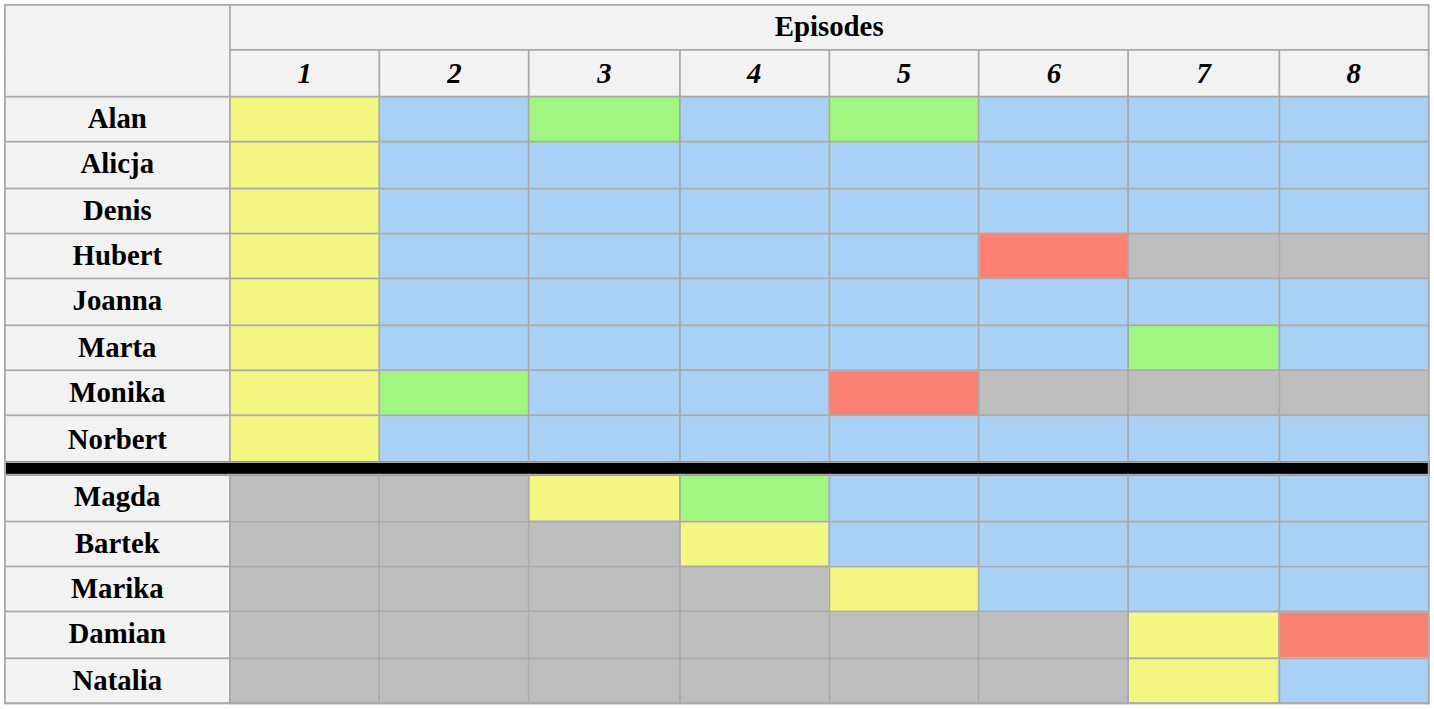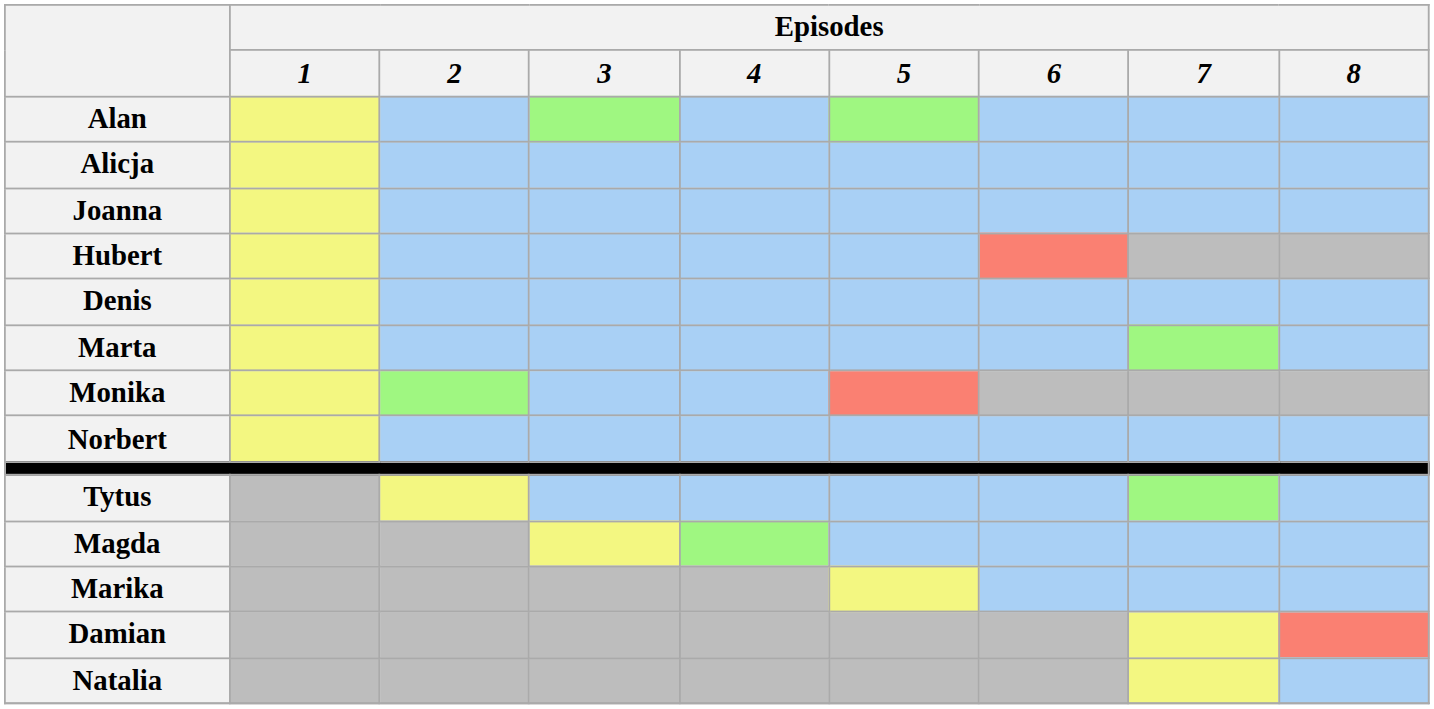rows swapped: (117, 210) <-> (117, 301)
+ row: (117, 497)
- row: (117, 543)
